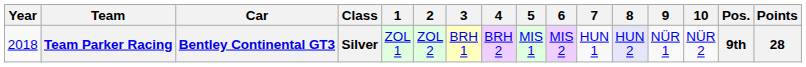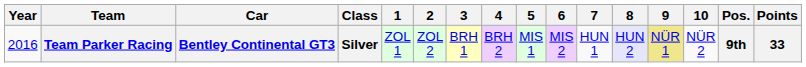(23, 43) 2018 -> (23, 43) 2016
(665, 43) no background -> (665, 43) khaki background
(777, 43) 28 -> (777, 43) 33
